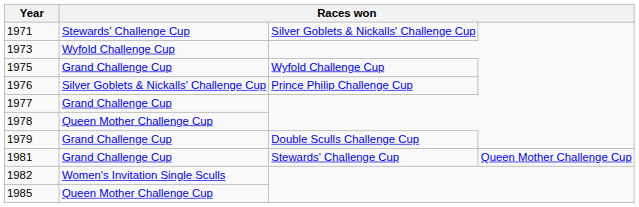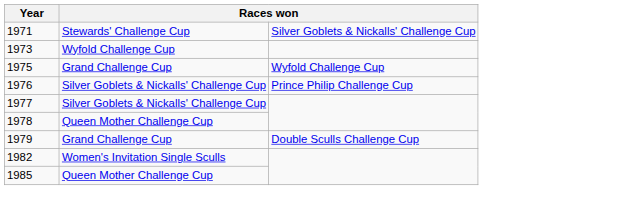(117, 103) Grand Challenge Cup -> (164, 103) Silver Goblets & Nickalls' Challenge Cup
- row: (20, 157)
